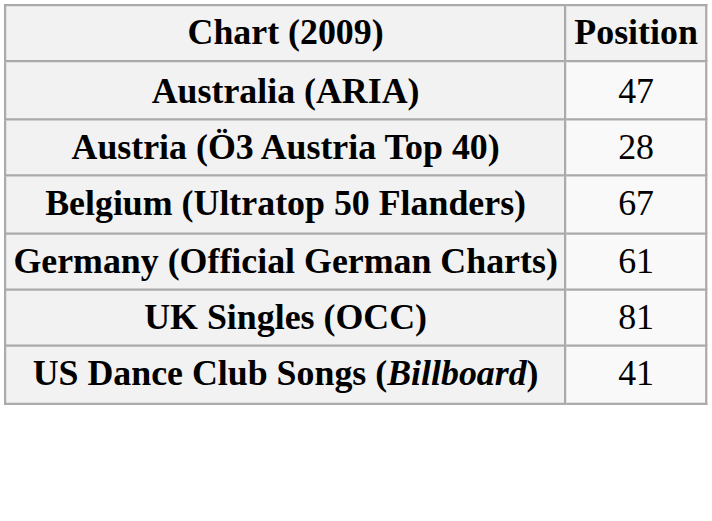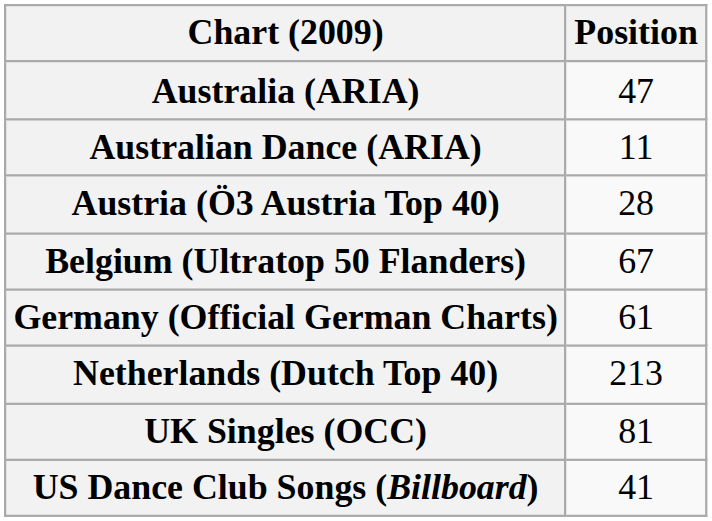+ row: (286, 146)
+ row: (286, 373)
